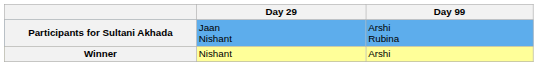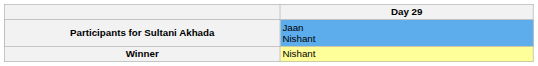- column: (450, 12)
